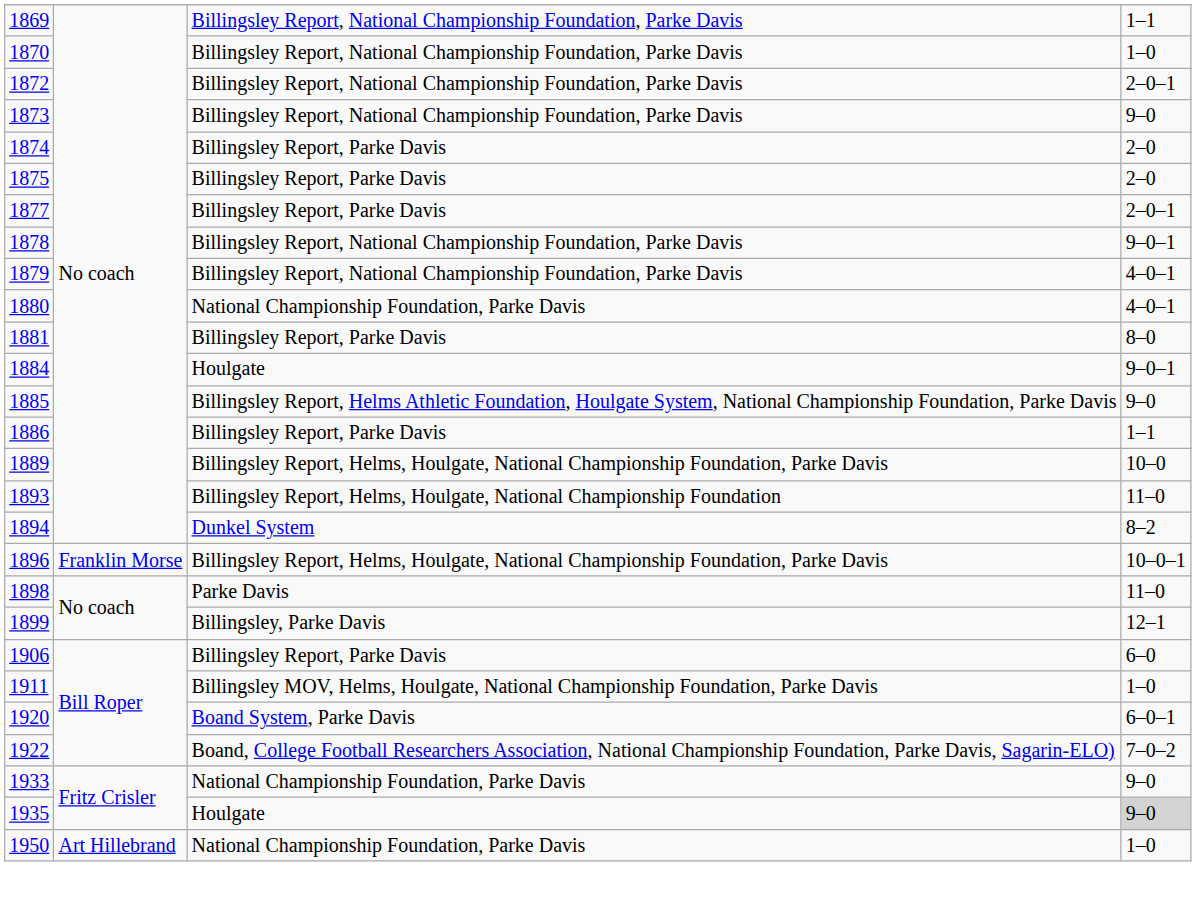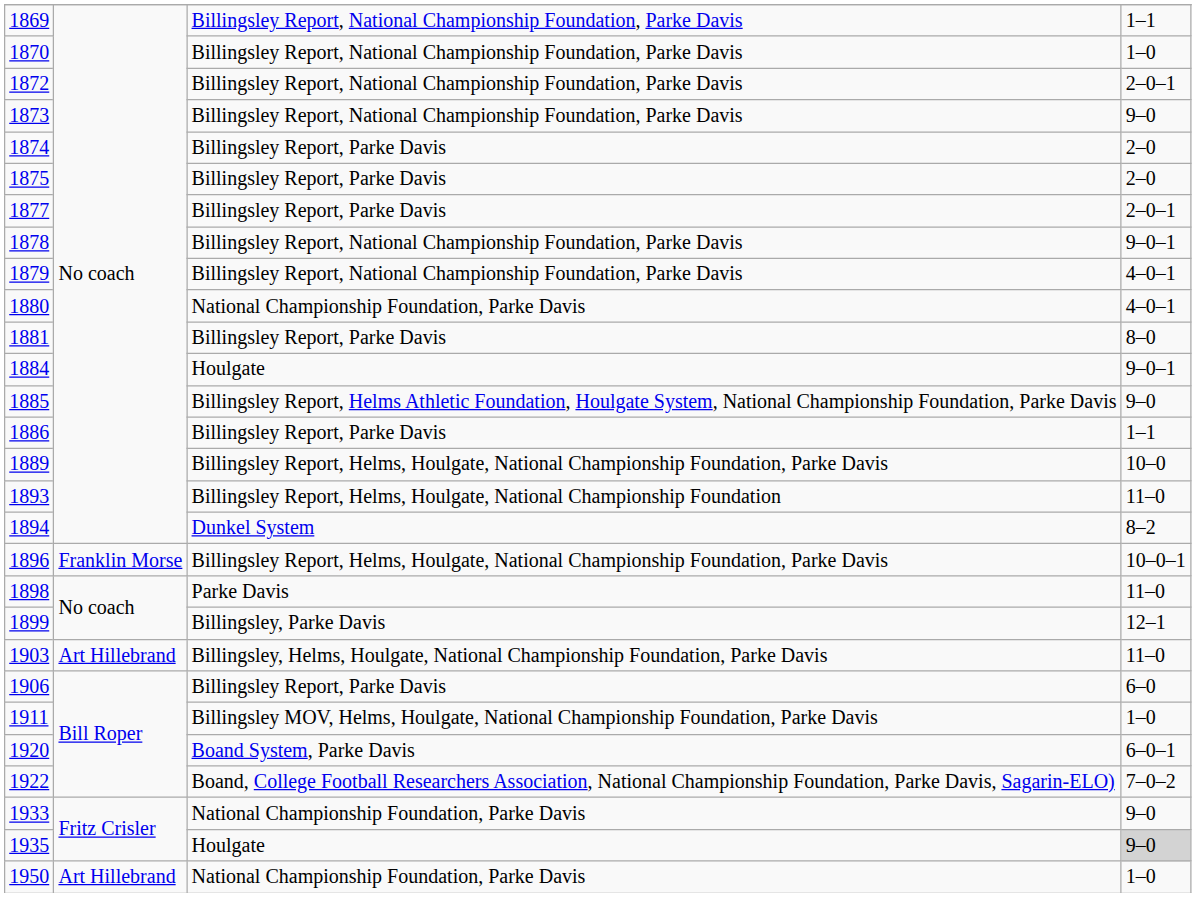+ row: (29, 654)
